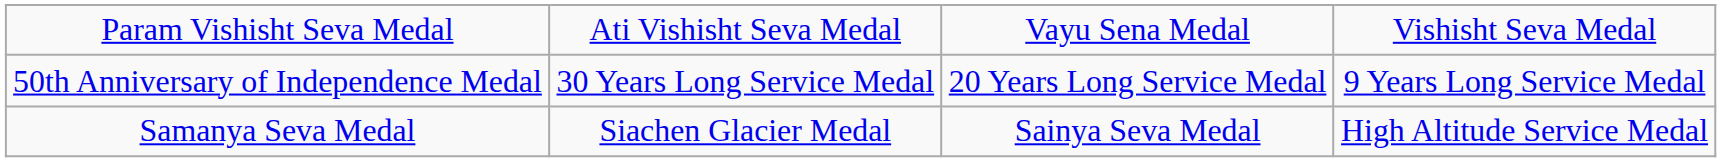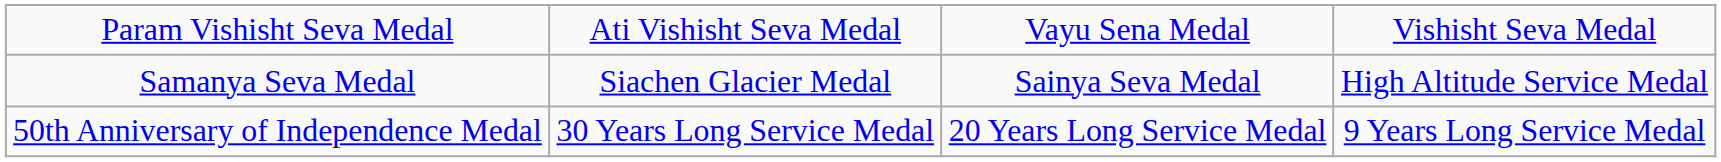rows swapped: (277, 130) <-> (277, 80)
